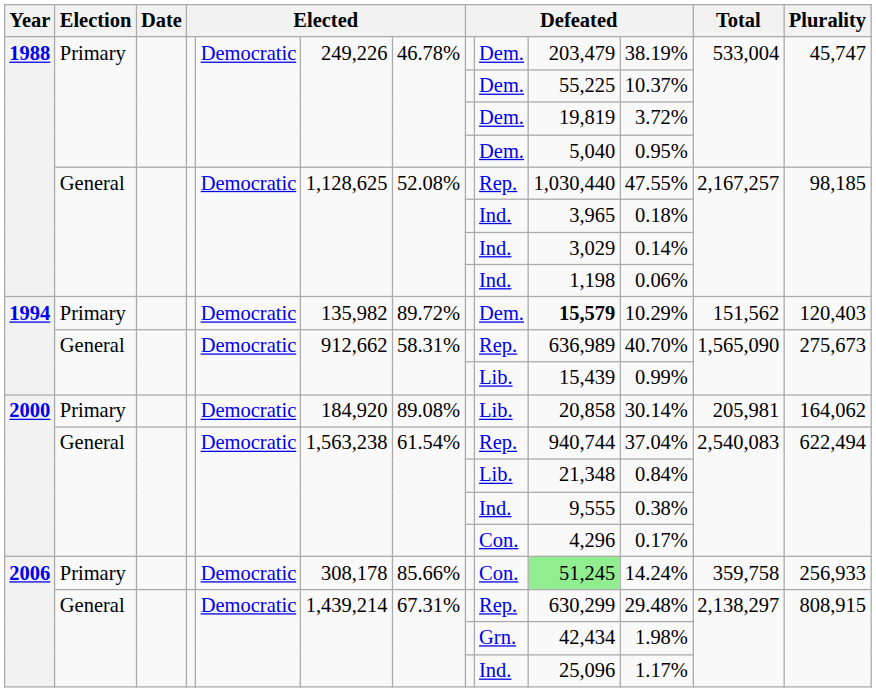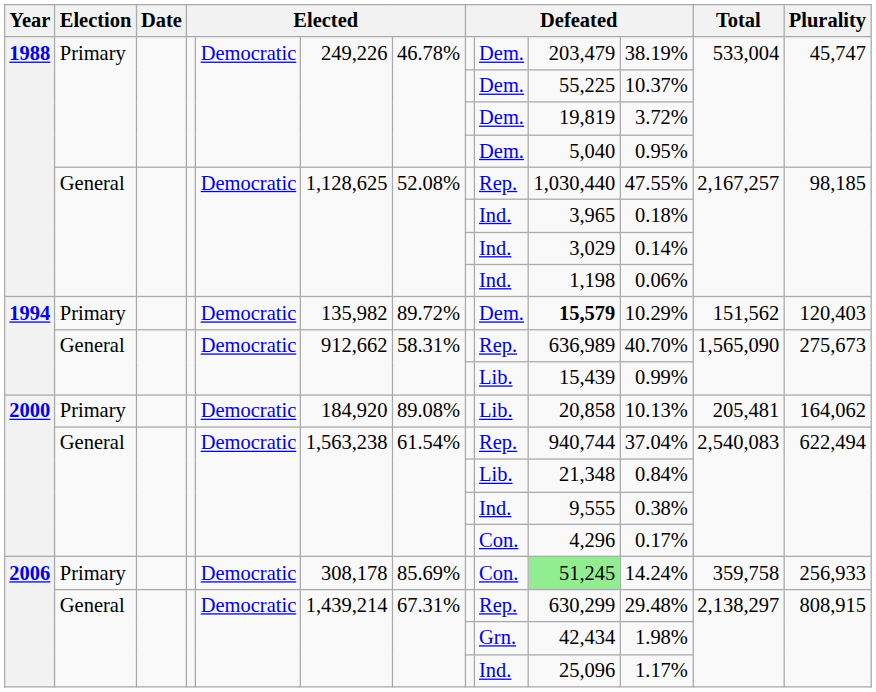(656, 410) 30.14% -> (656, 410) 10.13%
(746, 410) 205,981 -> (746, 410) 205,481
(429, 572) 85.66% -> (429, 572) 85.69%
